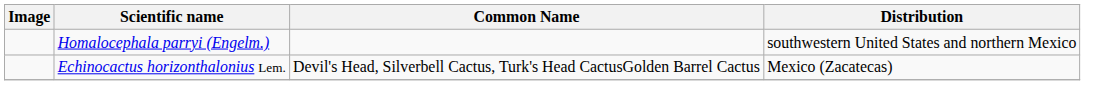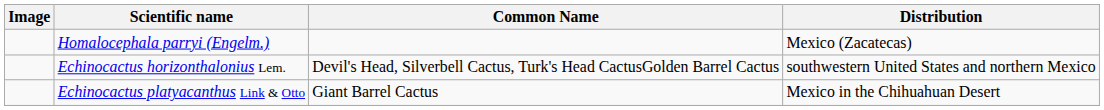(922, 42) southwestern United States and northern Mexico -> (849, 42) Mexico (Zacatecas)
(830, 67) Mexico (Zacatecas) -> (941, 67) southwestern United States and northern Mexico
+ row: (181, 92)
